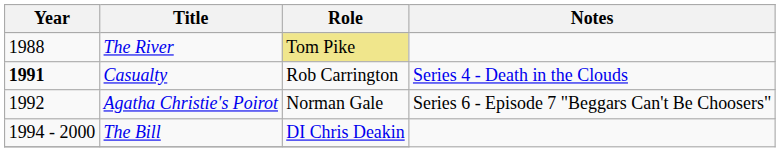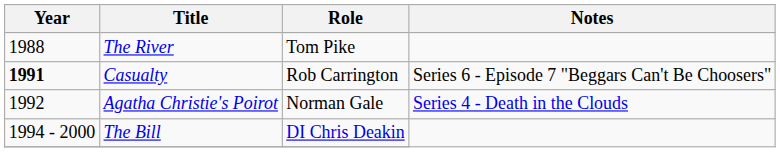(321, 47) khaki background -> (321, 47) no background
(520, 75) Series 4 - Death in the Clouds -> (592, 75) Series 6 - Episode 7 "Beggars Can't Be Choosers"
(592, 103) Series 6 - Episode 7 "Beggars Can't Be Choosers" -> (520, 103) Series 4 - Death in the Clouds
